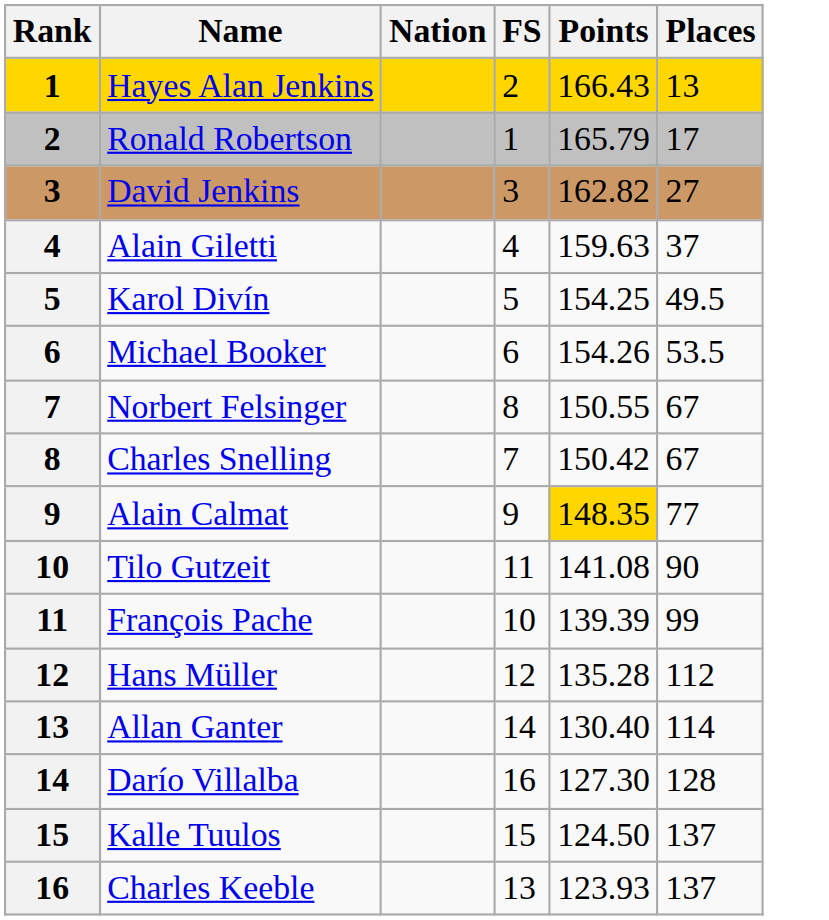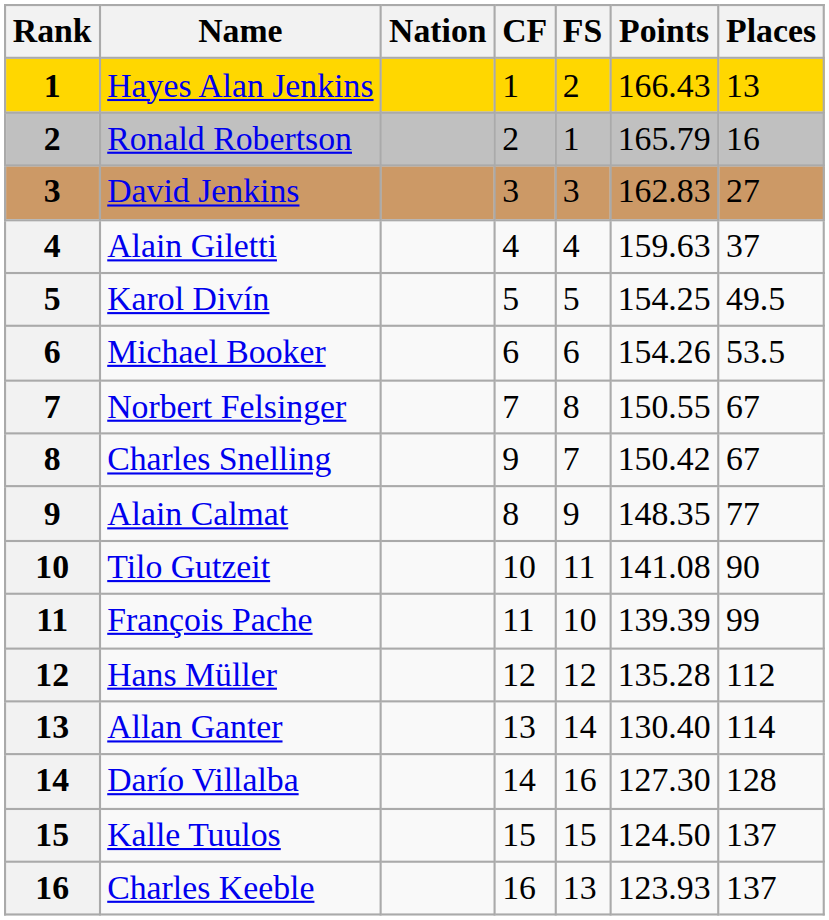+ column: (525, 31)
(682, 138) 17 -> (743, 138) 16
(604, 191) 162.82 -> (664, 191) 162.83
(604, 513) gold background -> (664, 513) no background
